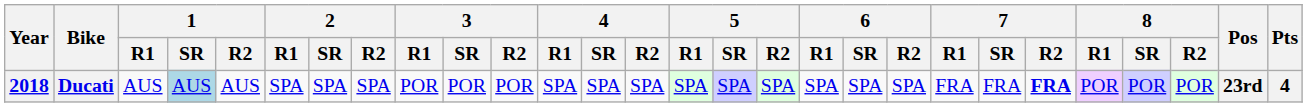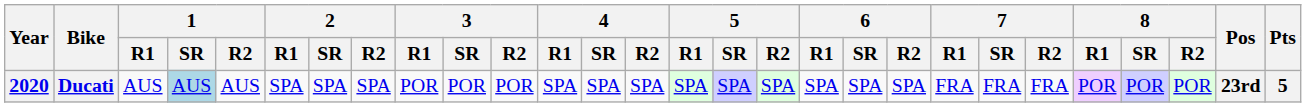(29, 86) 2018 -> (29, 86) 2020
(1051, 86) bold -> (1050, 86) normal
(1285, 86) 4 -> (1283, 86) 5
